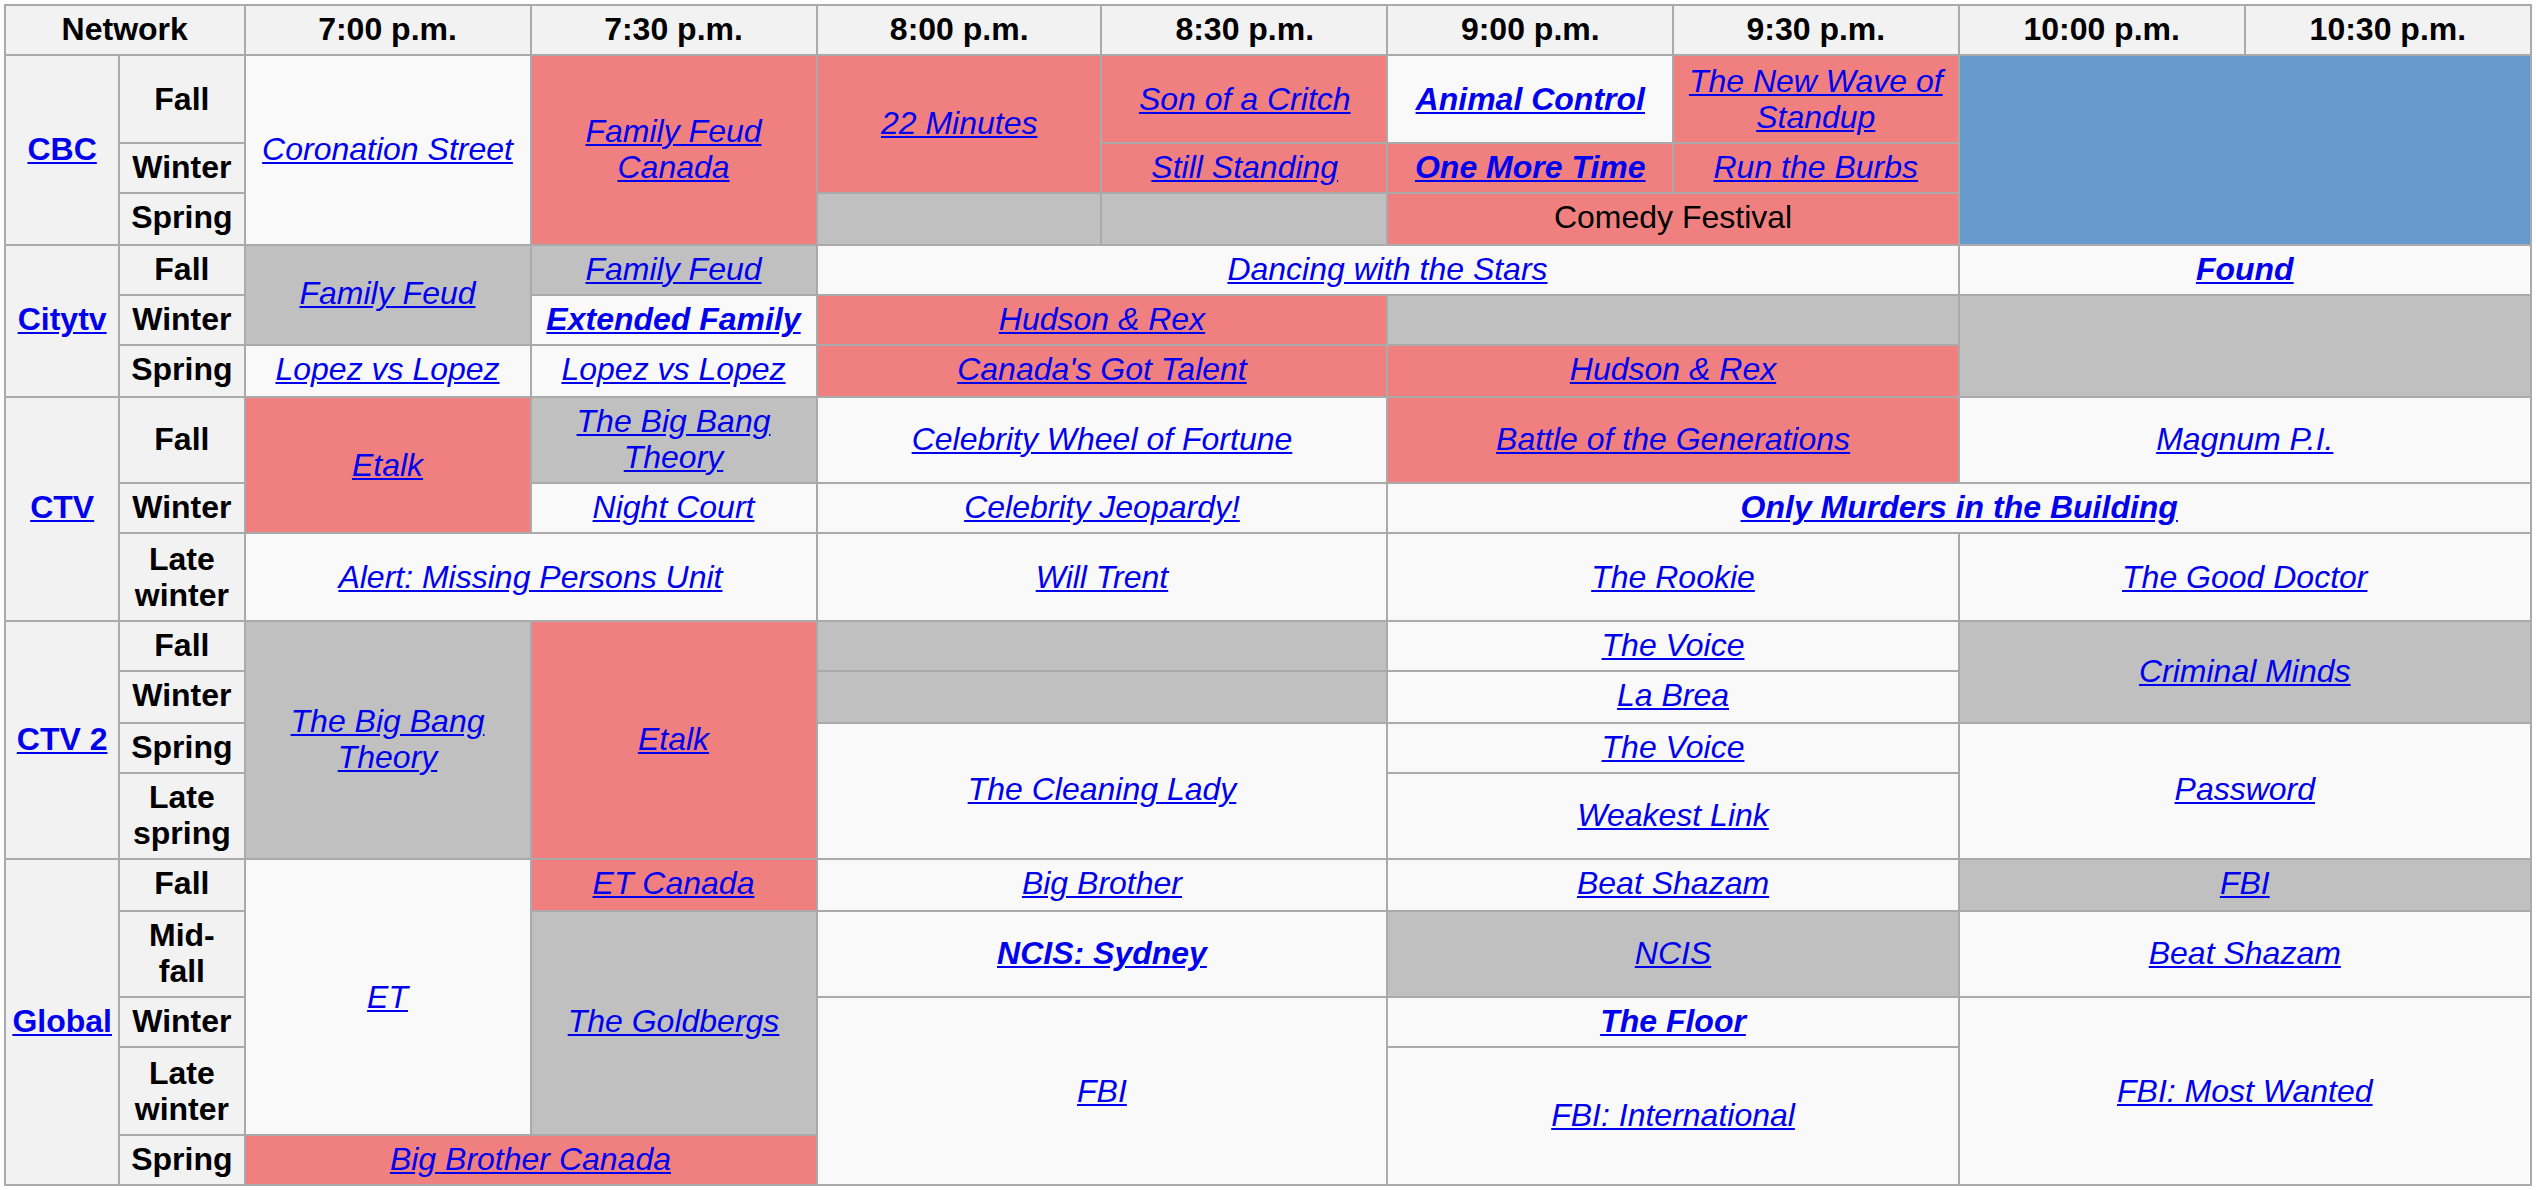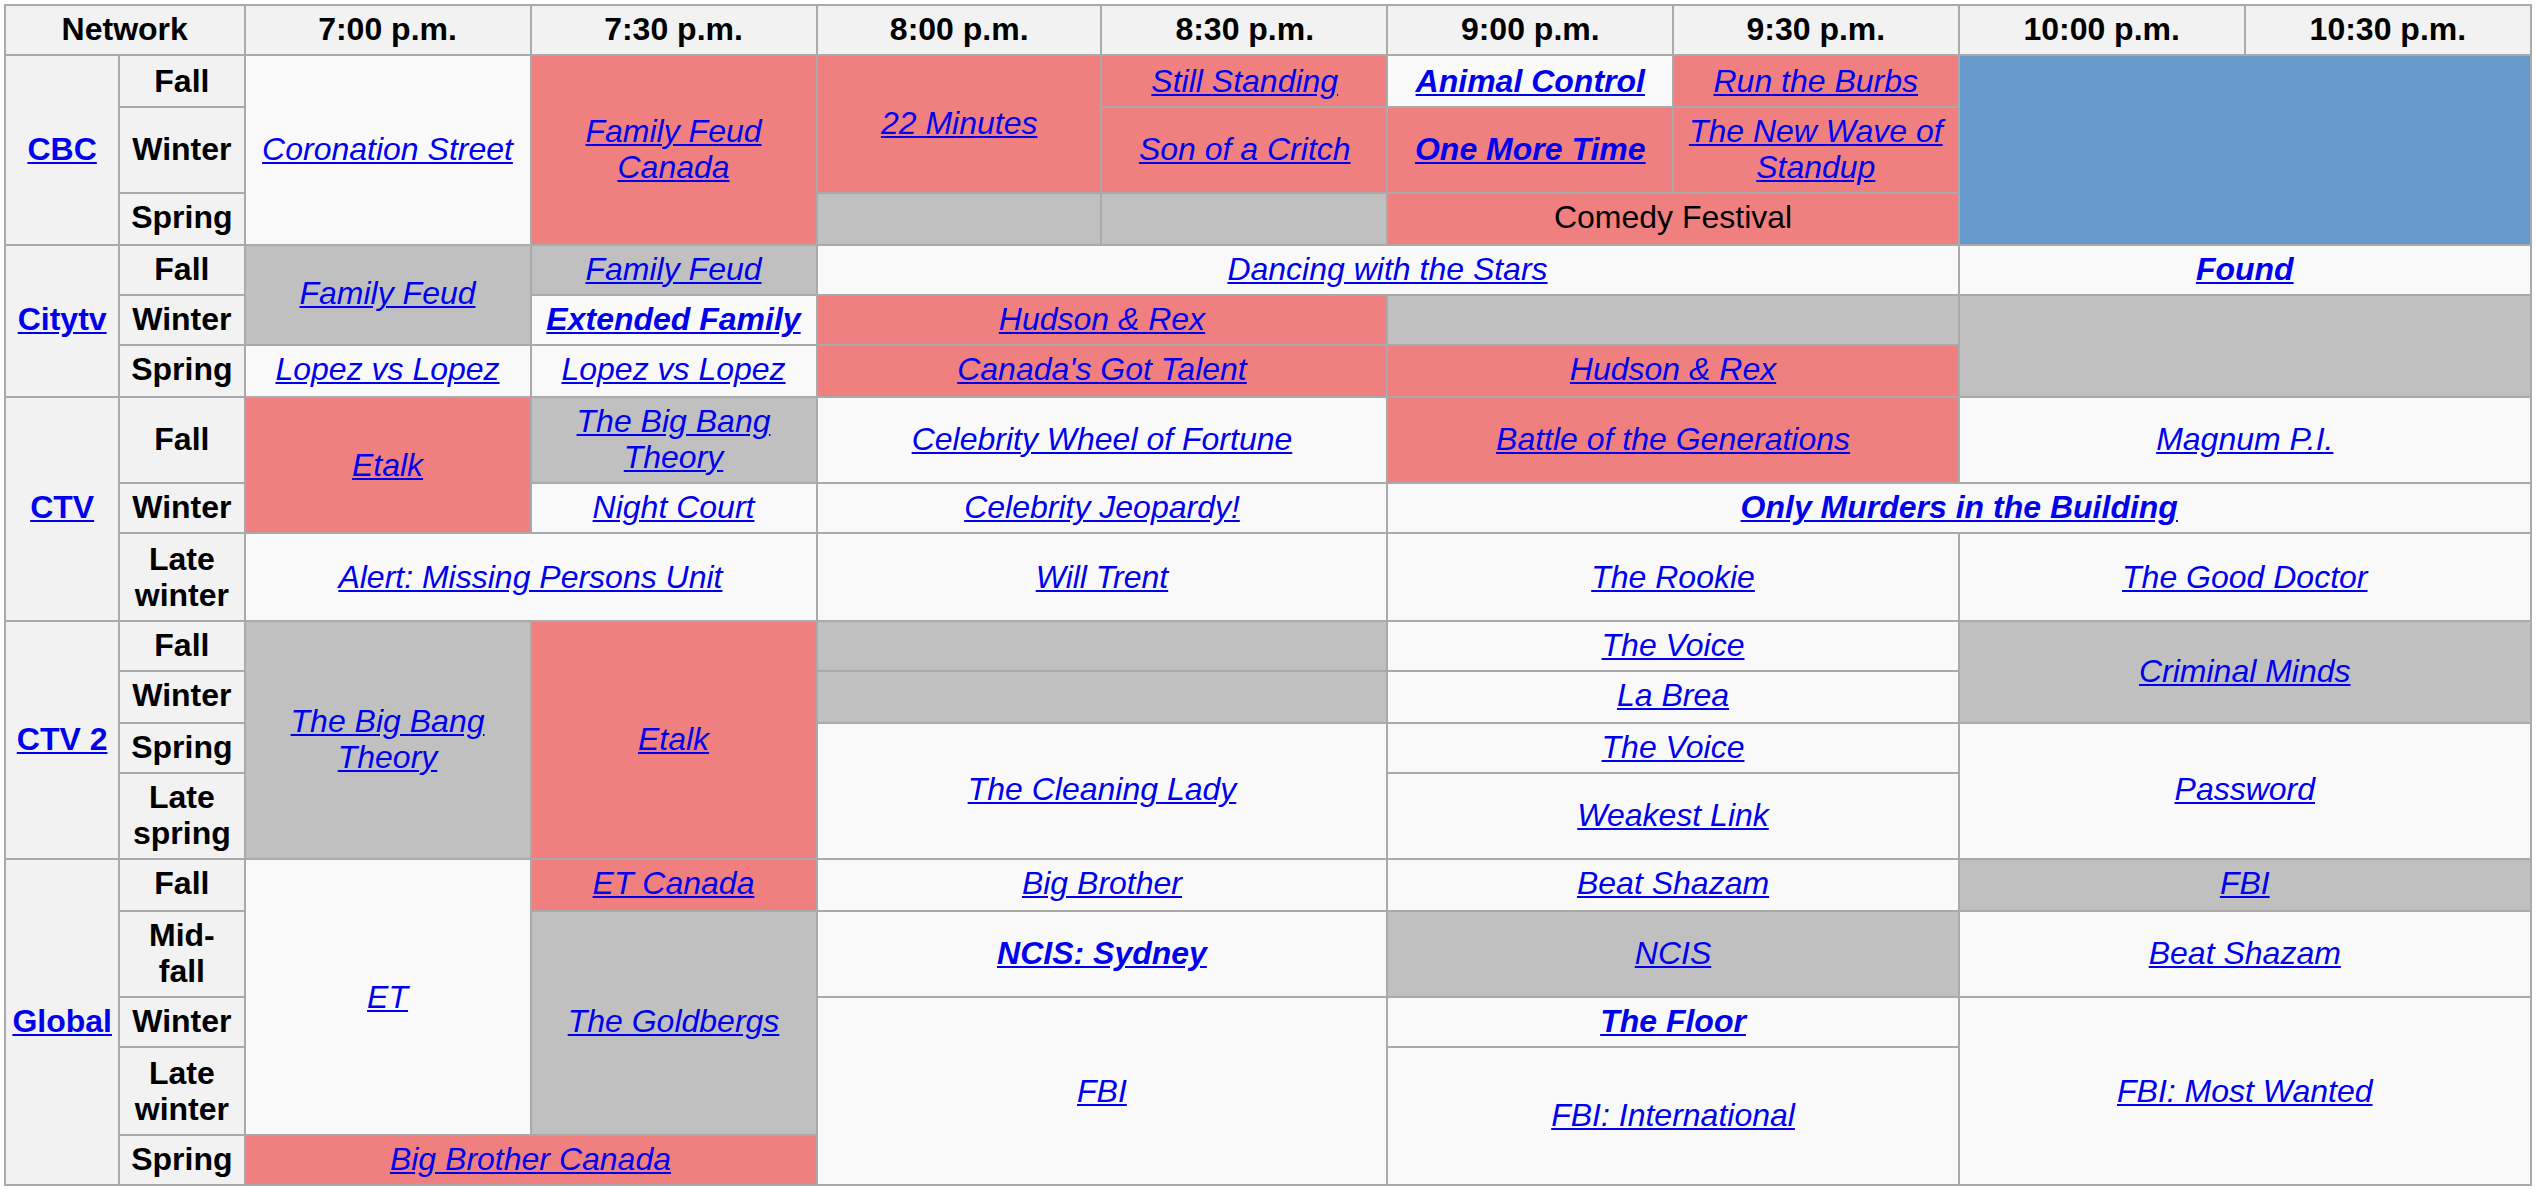(1245, 98) Son of a Critch -> (1245, 80) Still Standing
(1816, 98) The New Wave of Standup -> (1816, 80) Run the Burbs
(1245, 167) Still Standing -> (1245, 149) Son of a Critch
(1816, 167) Run the Burbs -> (1816, 149) The New Wave of Standup
